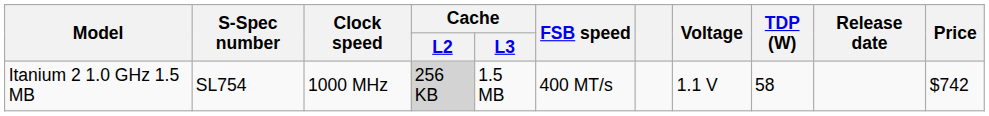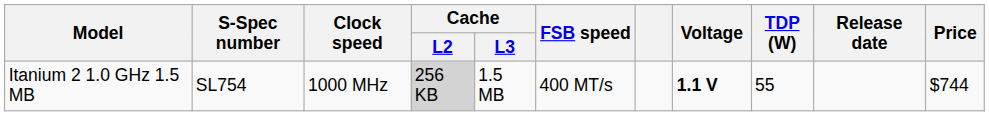(697, 85) normal -> (697, 85) bold
(765, 85) 58 -> (765, 85) 55
(949, 85) $742 -> (949, 85) $744
